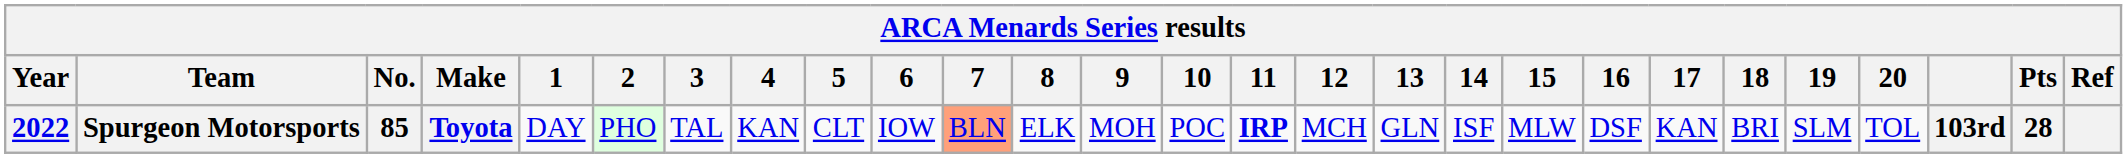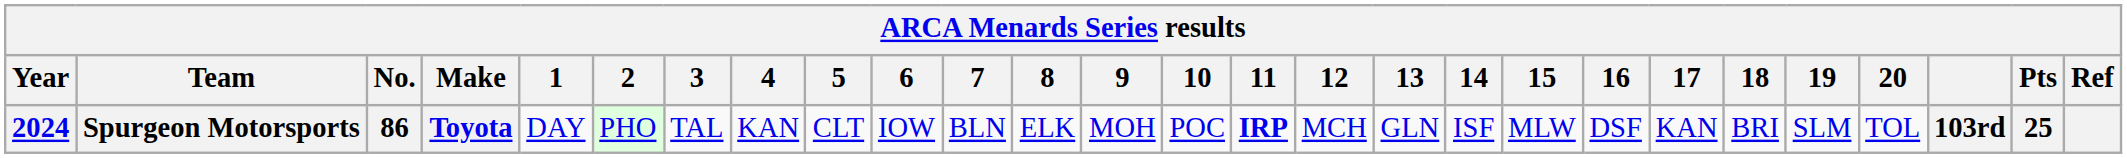(41, 128) 2022 -> (41, 128) 2024
(395, 128) 85 -> (395, 128) 86
(977, 128) lightsalmon background -> (977, 128) no background
(2038, 128) 28 -> (2038, 128) 25
